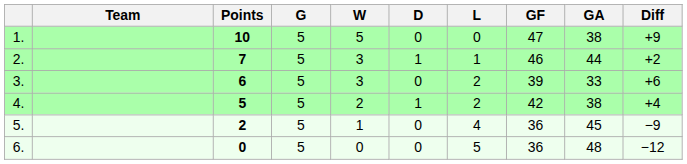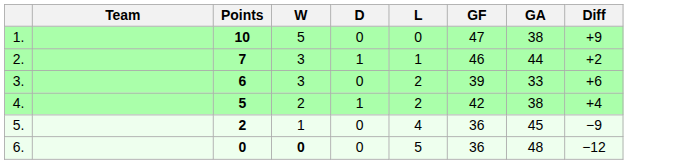- column: (301, 15)
(360, 147) normal -> (301, 147) bold
